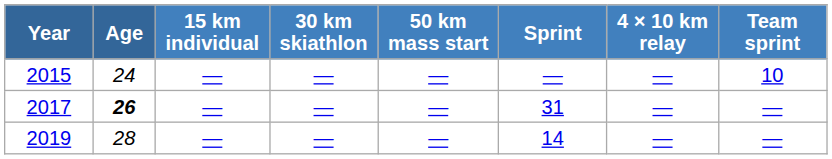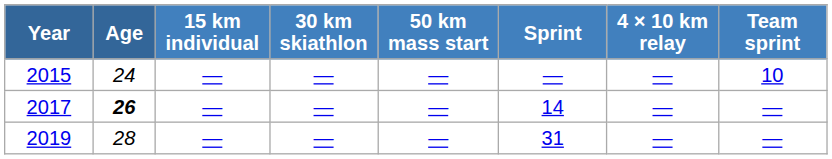(553, 107) 31 -> (553, 107) 14
(553, 138) 14 -> (553, 138) 31
